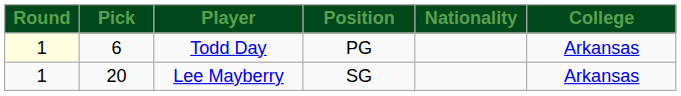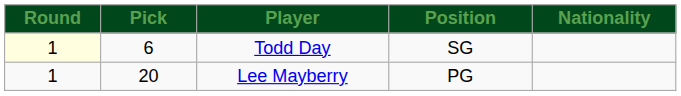- column: (602, 18)
(359, 47) PG -> (460, 47) SG
(359, 76) SG -> (460, 76) PG
